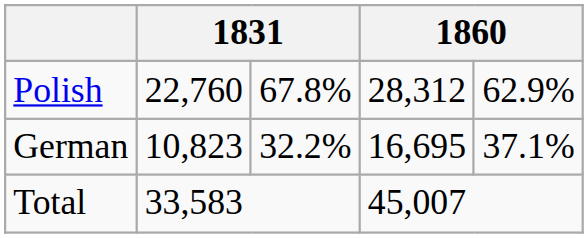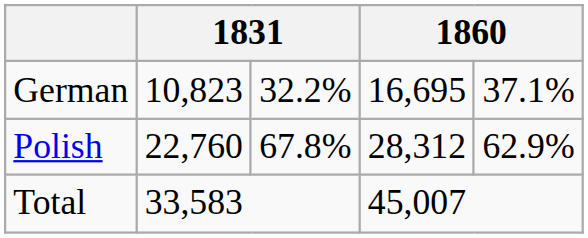rows swapped: (71, 145) <-> (58, 89)
